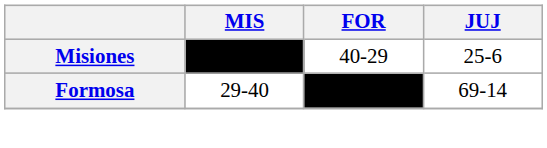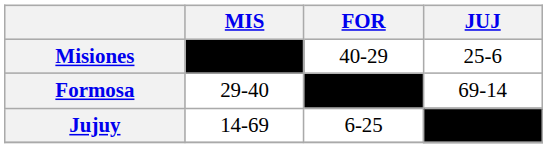+ row: (95, 125)
